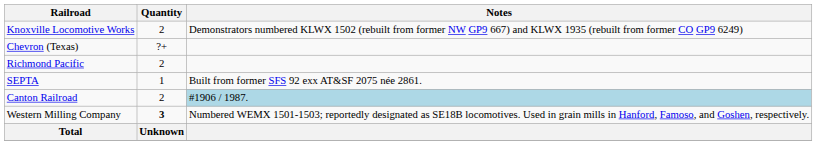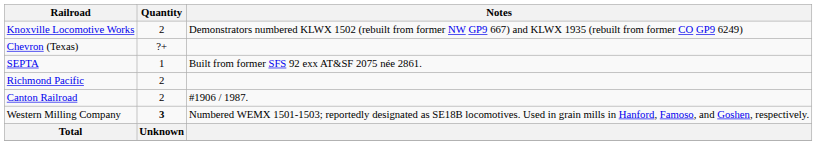rows swapped: (45, 64) <-> (23, 81)
(219, 98) lightblue background -> (219, 98) no background
